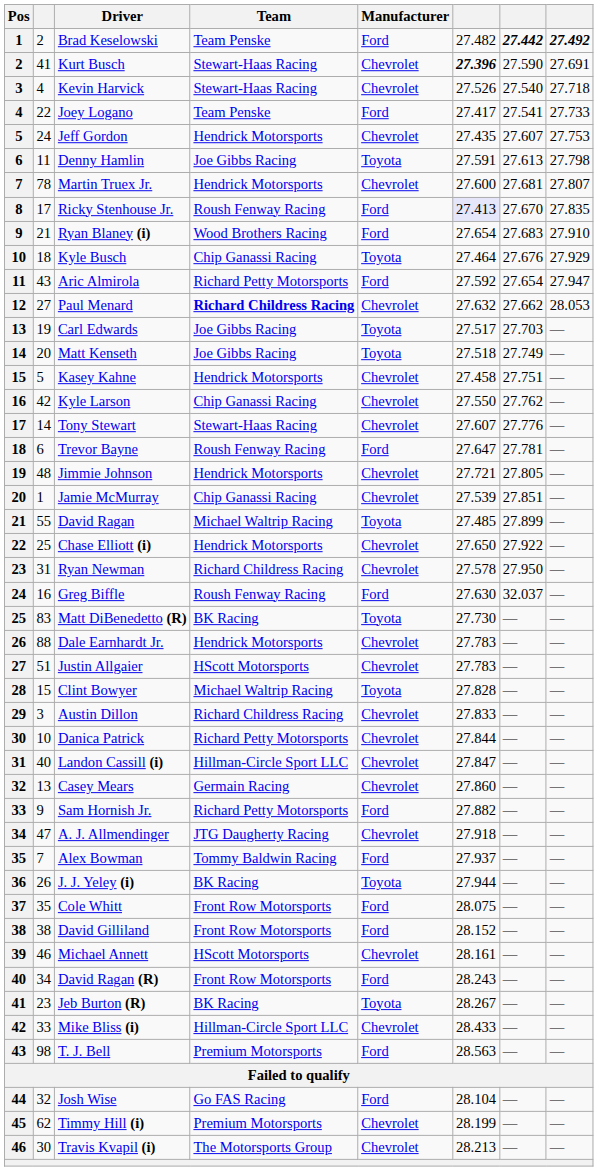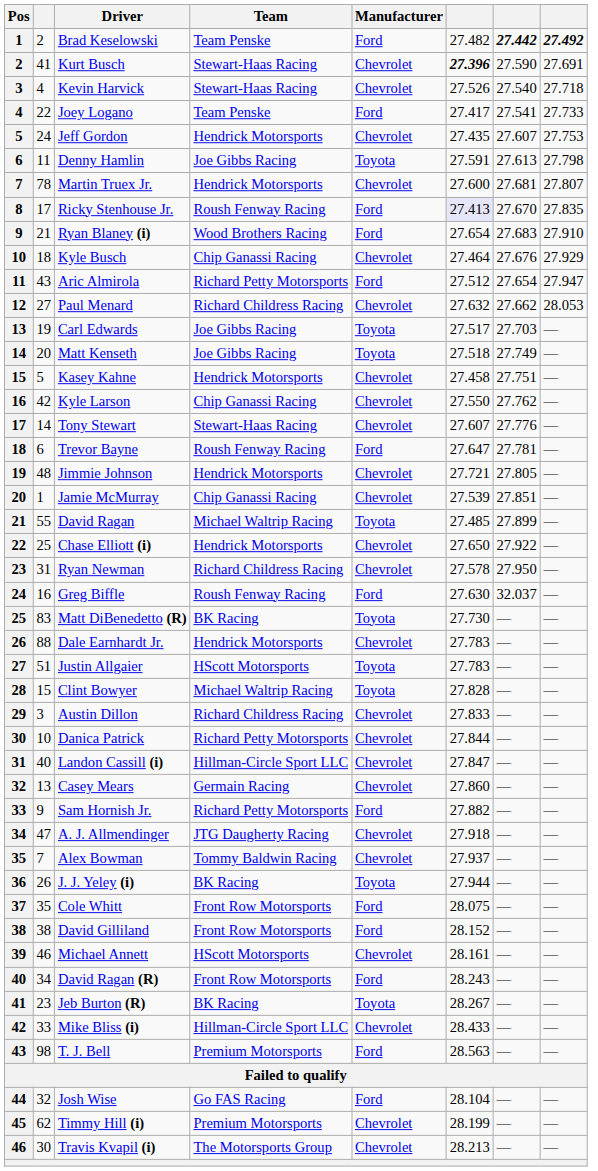(381, 257) Toyota -> (384, 257) Chevrolet
(476, 281) 27.592 -> (470, 281) 27.512
(274, 305) bold -> (268, 305) normal
(390, 666) Chevrolet -> (375, 666) Toyota
(375, 858) Ford -> (384, 858) Chevrolet
